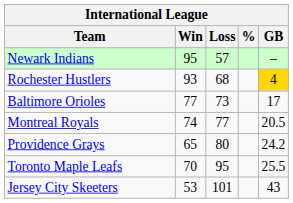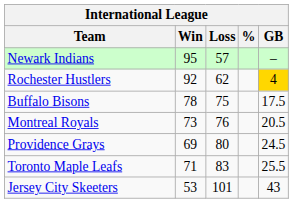(190, 79) 93 -> (190, 79) 92
(222, 79) 68 -> (222, 79) 62
- row: (56, 101)
+ row: (48, 101)
(190, 123) 74 -> (190, 123) 73
(222, 123) 77 -> (222, 123) 76
(190, 144) 65 -> (190, 144) 69
(273, 144) 24.2 -> (273, 144) 24.5
(190, 166) 70 -> (190, 166) 71
(222, 166) 95 -> (222, 166) 83
